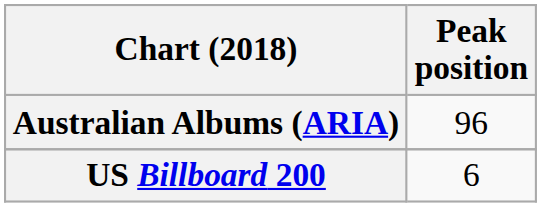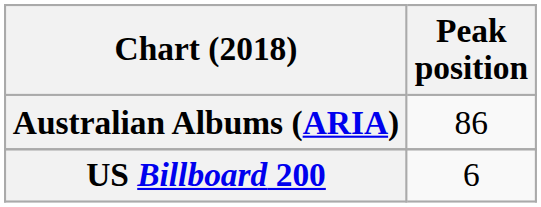(471, 121) 96 -> (471, 121) 86
